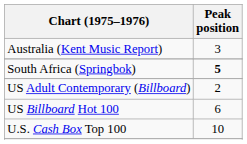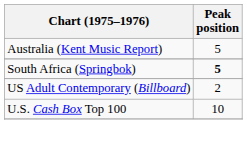(218, 48) 3 -> (218, 48) 5
- row: (63, 108)
